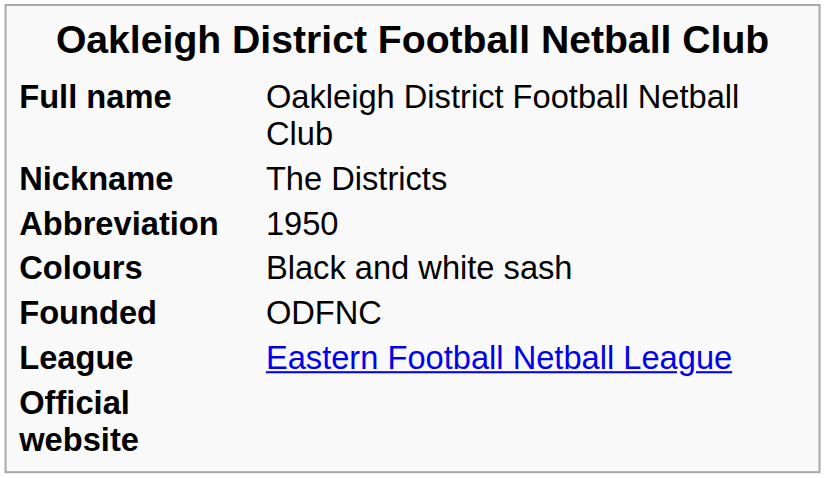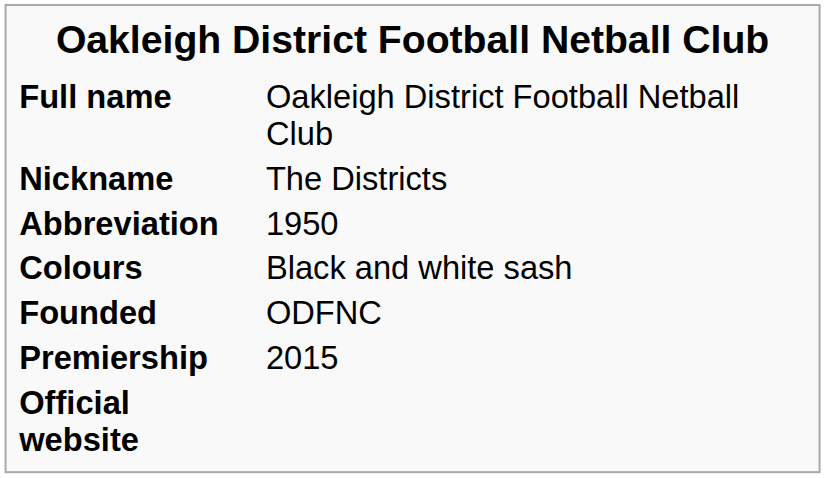- row: (76, 358)
+ row: (114, 358)
